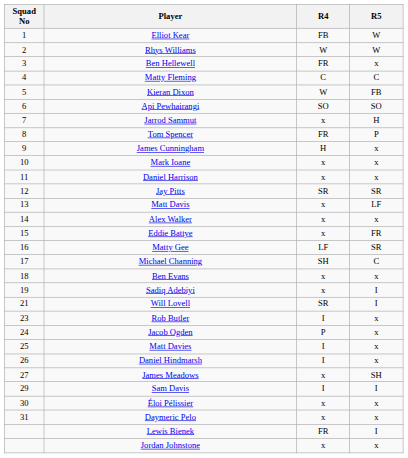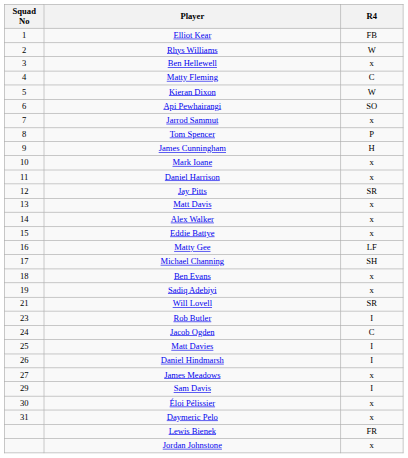- column: (376, 16)
(323, 63) FR -> (372, 63) x
(323, 134) FR -> (372, 134) P
(323, 332) P -> (372, 332) C
